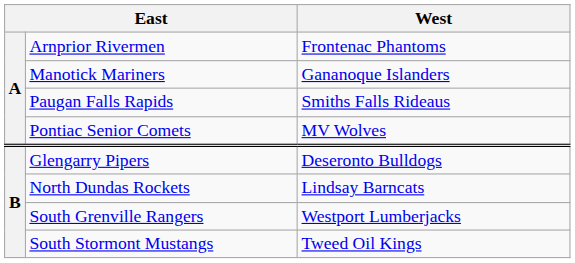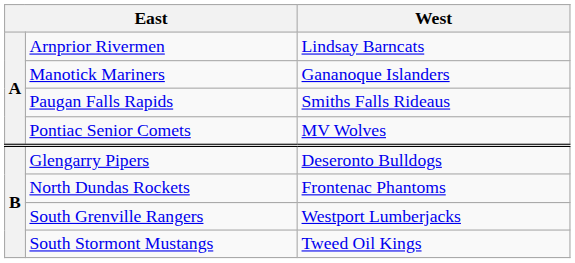(374, 46) Frontenac Phantoms -> (363, 46) Lindsay Barncats
(363, 188) Lindsay Barncats -> (374, 188) Frontenac Phantoms
